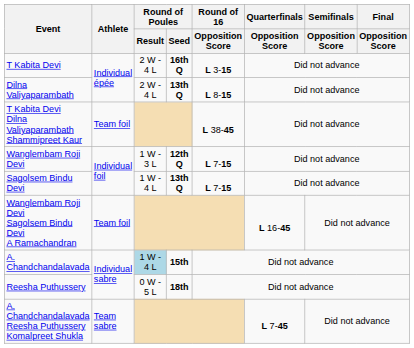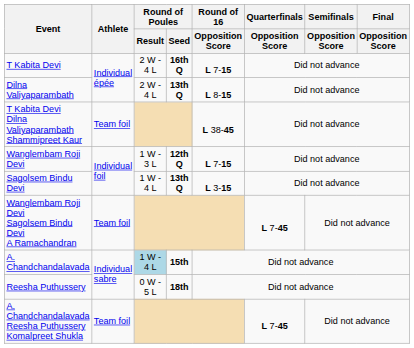(218, 71) L 3-15 -> (218, 71) L 7-15
(218, 189) L 7-15 -> (218, 189) L 3-15
(275, 228) L 16-45 -> (275, 228) L 7-45
(105, 322) Team sabre -> (112, 322) Team foil
